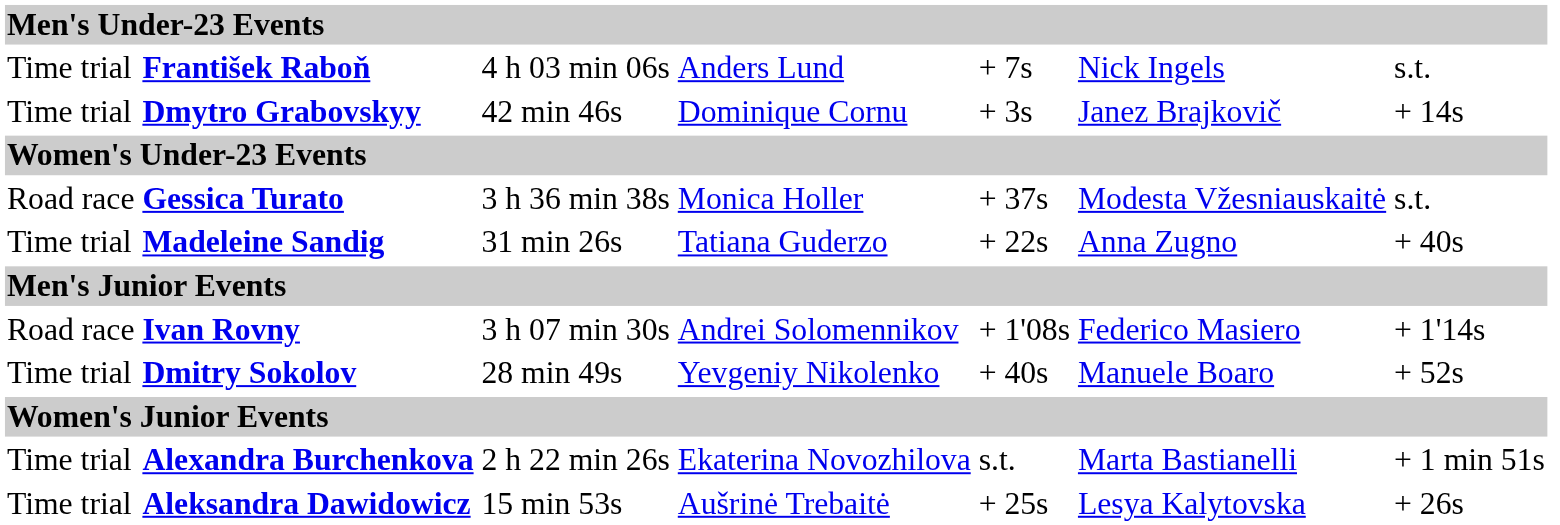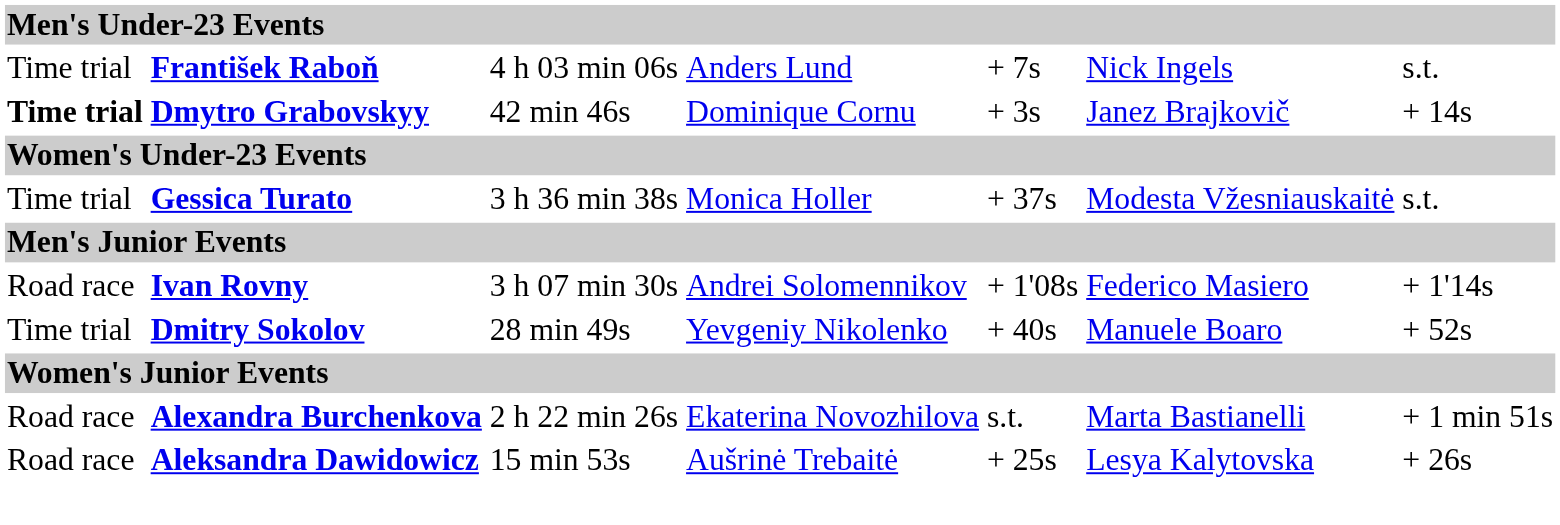(69, 111) normal -> (75, 111) bold
(71, 198) Road race -> (69, 198) Time trial
- row: (263, 242)
(69, 459) Time trial -> (71, 416) Road race
(69, 503) Time trial -> (71, 459) Road race
